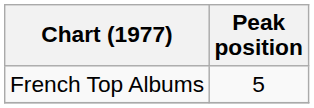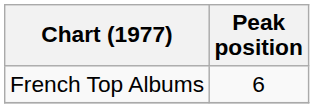(259, 84) 5 -> (259, 84) 6
